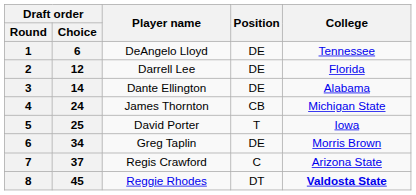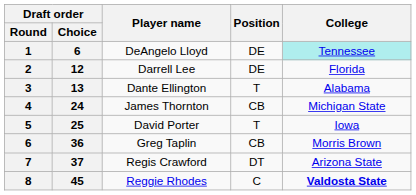(347, 51) no background -> (347, 51) paleturquoise background
(77, 88) 14 -> (77, 88) 13
(257, 88) DE -> (257, 88) T
(77, 144) 34 -> (77, 144) 36
(257, 144) DE -> (257, 144) CB
(257, 162) C -> (257, 162) DT
(257, 181) DT -> (257, 181) C
